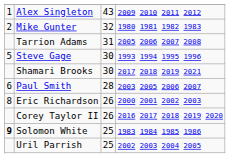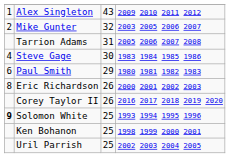(159, 27) 1980 1981 1982 1983 -> (159, 27) 2003 2005 2006 2007
(9, 56) 5 -> (9, 56) 4
(159, 56) 1993 1994 1995 1996 -> (159, 56) 1983 1984 1985 1986
- row: (55, 71)
(108, 86) 28 -> (108, 71) 29
(159, 86) 2003 2005 2006 2007 -> (159, 71) 1980 1981 1982 1983
(159, 130) 1983 1984 1985 1986 -> (159, 116) 1993 1994 1995 1996
+ row: (46, 130)
